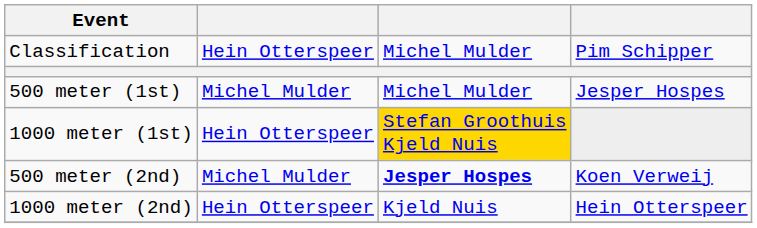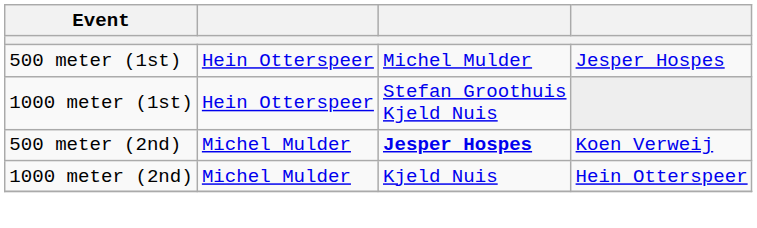- row: (90, 51)
(276, 92) Michel Mulder -> (288, 61) Hein Otterspeer
(475, 134) gold background -> (475, 103) no background
(288, 207) Hein Otterspeer -> (276, 176) Michel Mulder
